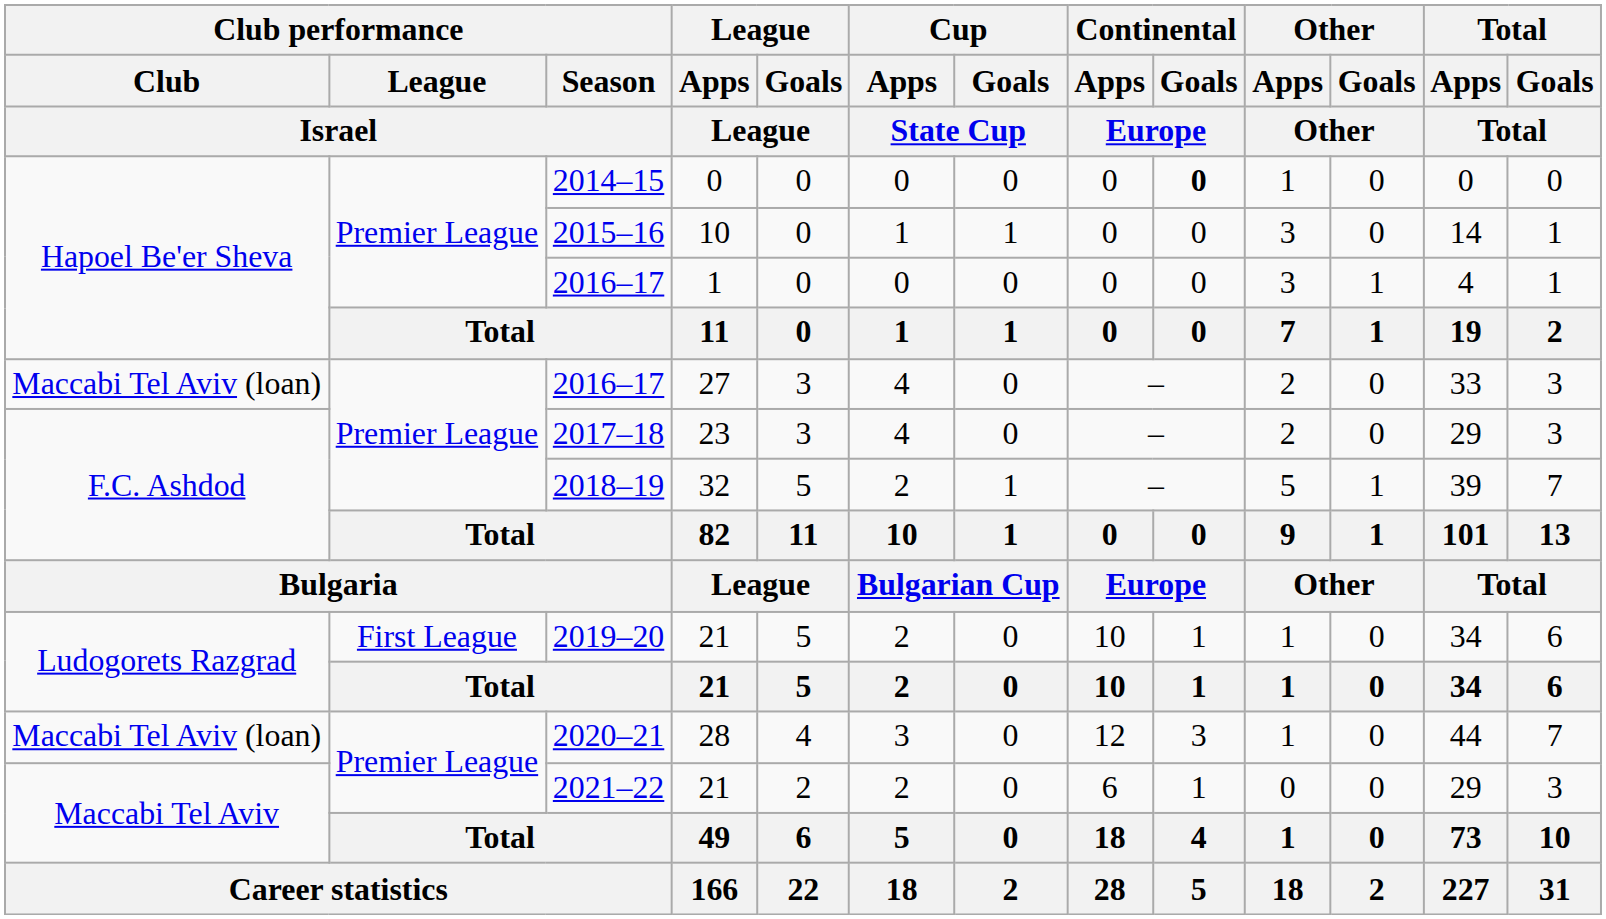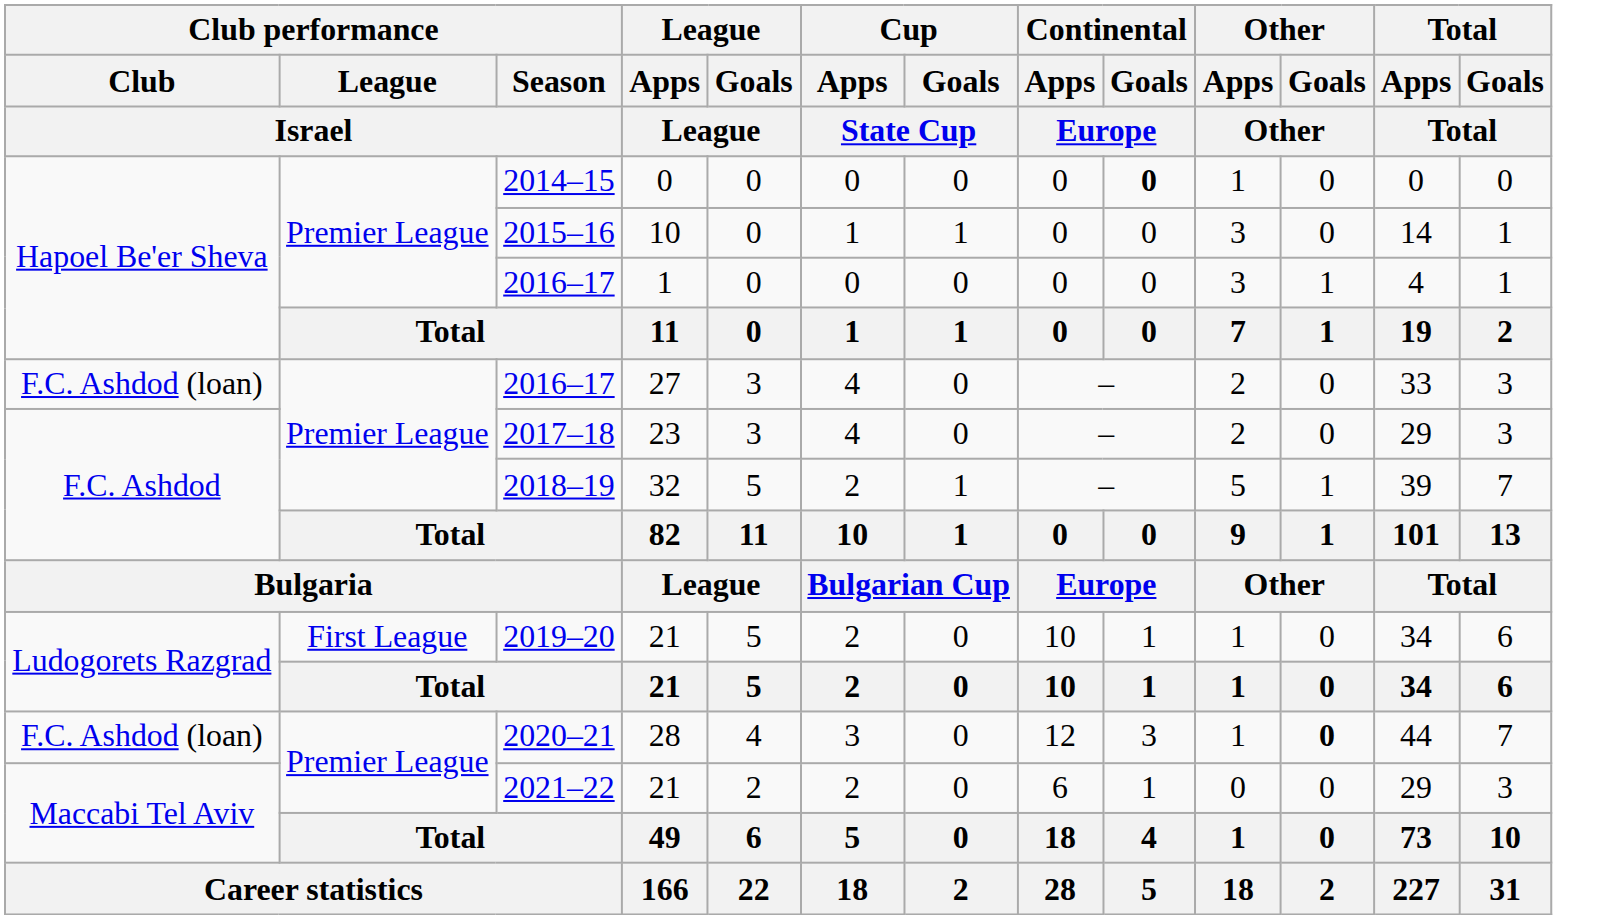(167, 383) Maccabi Tel Aviv (loan) -> (142, 383) F.C. Ashdod (loan)
(167, 736) Maccabi Tel Aviv (loan) -> (142, 736) F.C. Ashdod (loan)
(1377, 736) normal -> (1327, 736) bold
